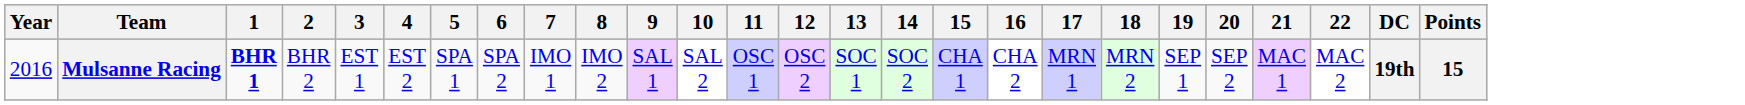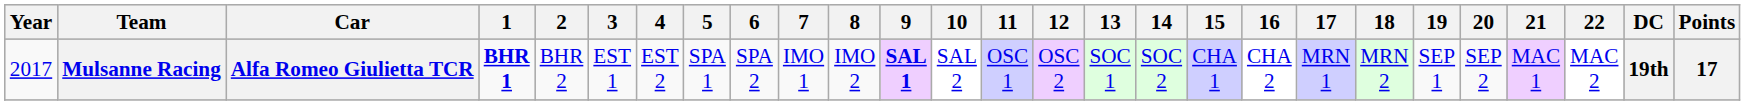+ column: (352, 21)
(31, 69) 2016 -> (31, 69) 2017
(653, 69) normal -> (906, 69) bold
(1453, 69) 15 -> (1707, 69) 17
